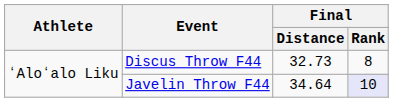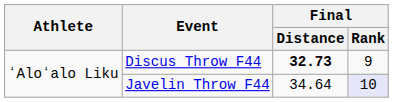(311, 62) normal -> (311, 62) bold
(368, 62) 8 -> (368, 62) 9
